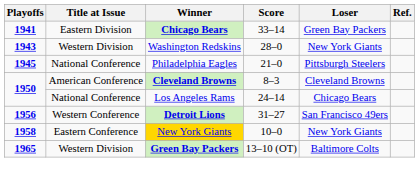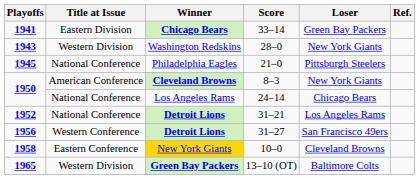(345, 81) Cleveland Browns -> (345, 81) New York Giants
+ row: (271, 115)
(345, 132) New York Giants -> (345, 149) Cleveland Browns
